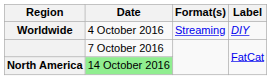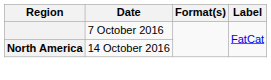- row: (45, 30)
(129, 65) lightgreen background -> (129, 48) no background
